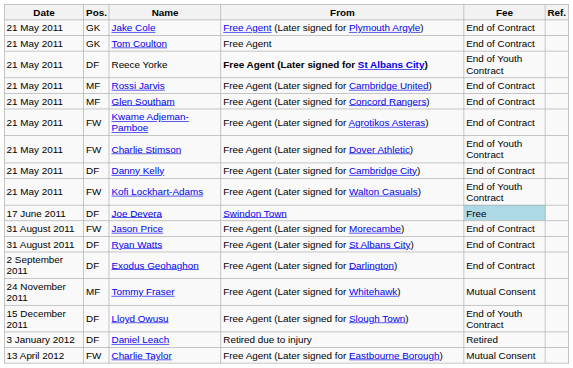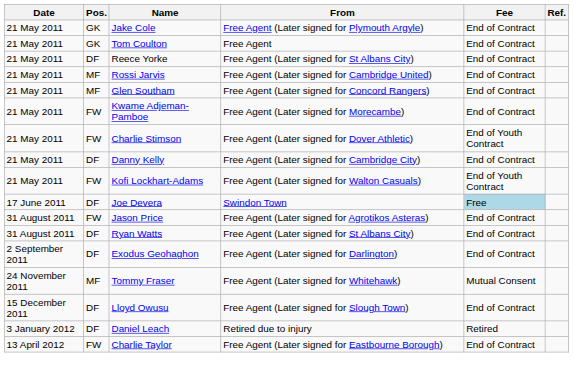(325, 65) bold -> (318, 59) normal
(494, 65) End of Youth Contract -> (501, 59) End of Contract
(326, 123) Free Agent (Later signed for Agrotikos Asteras) -> (314, 112) Free Agent (Later signed for Morecambe)
(314, 229) Free Agent (Later signed for Morecambe) -> (326, 218) Free Agent (Later signed for Agrotikos Asteras)
(494, 319) End of Youth Contract -> (501, 308) End of Contract
(501, 356) Mutual Consent -> (501, 345) End of Contract
